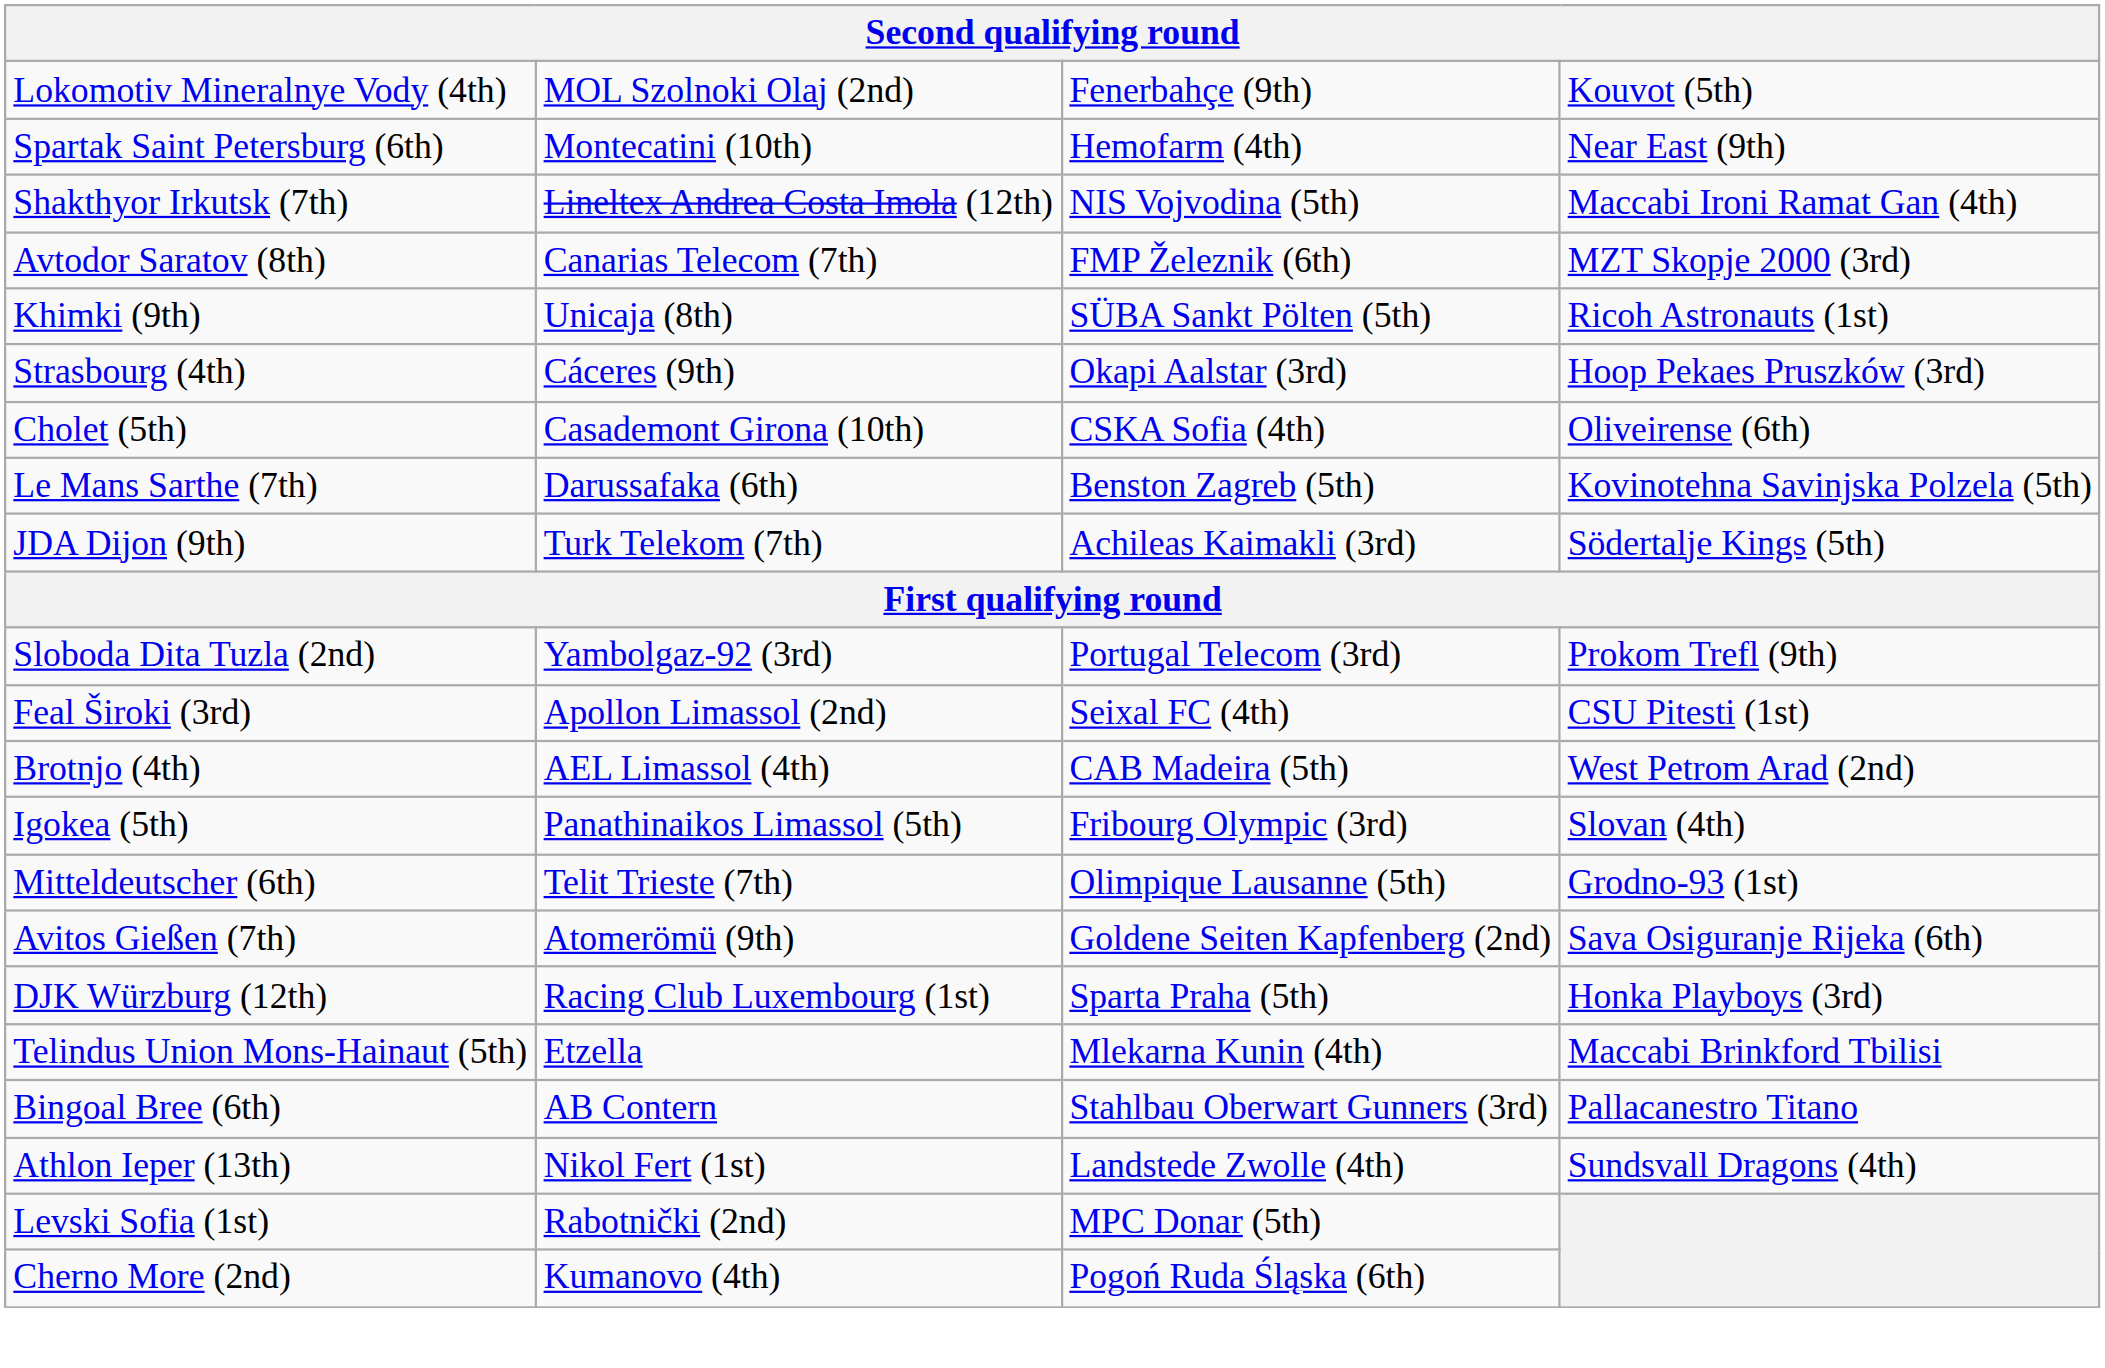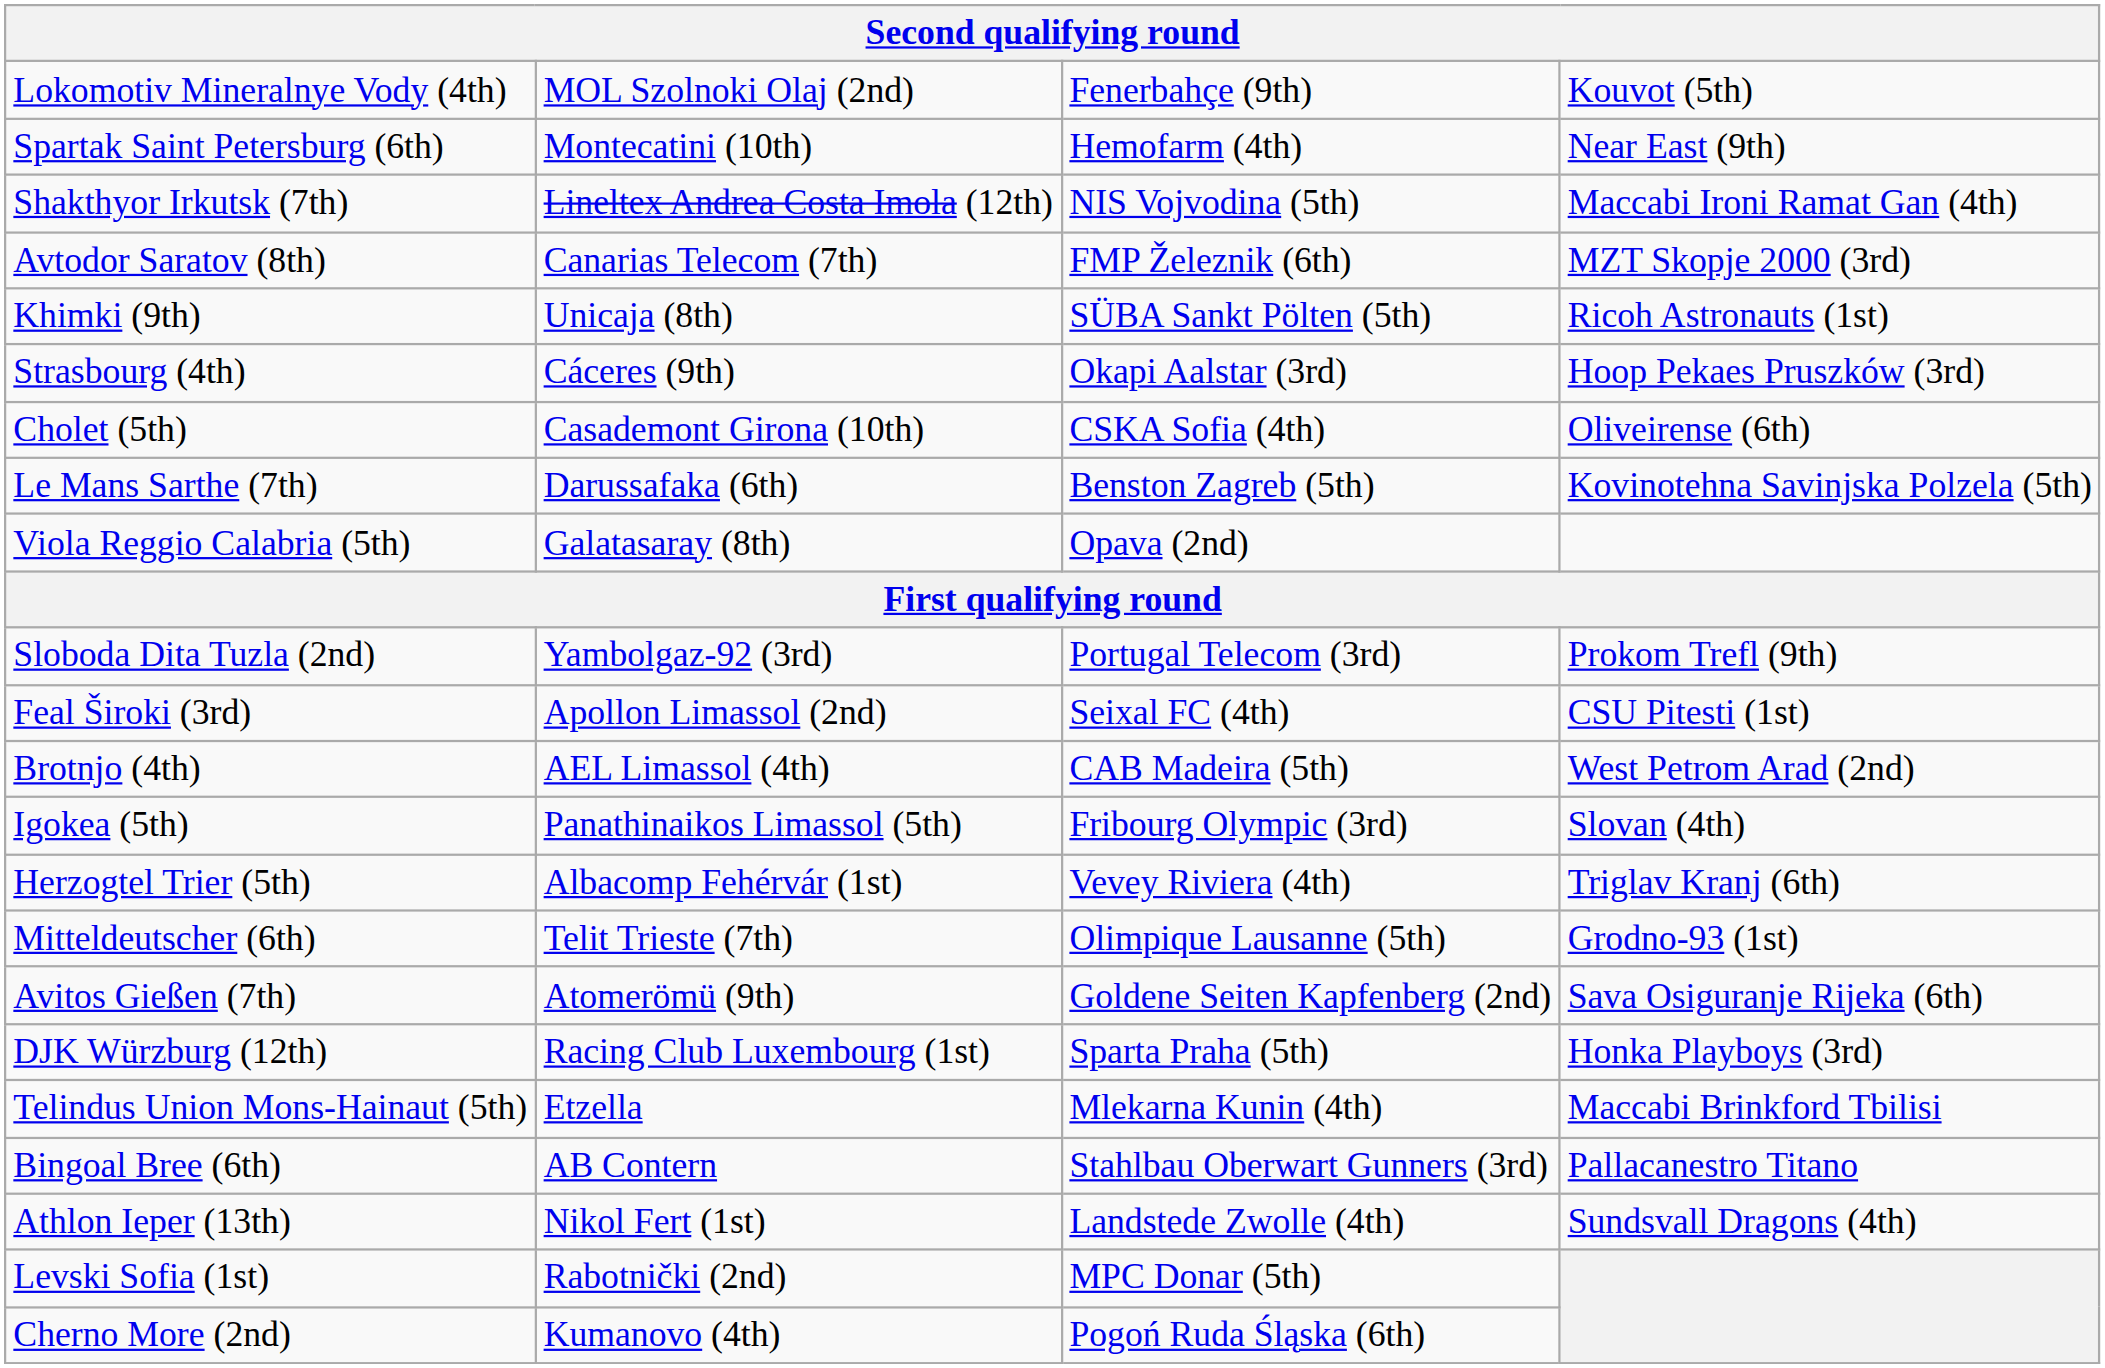- row: (129, 542)
+ row: (212, 542)
+ row: (162, 881)
